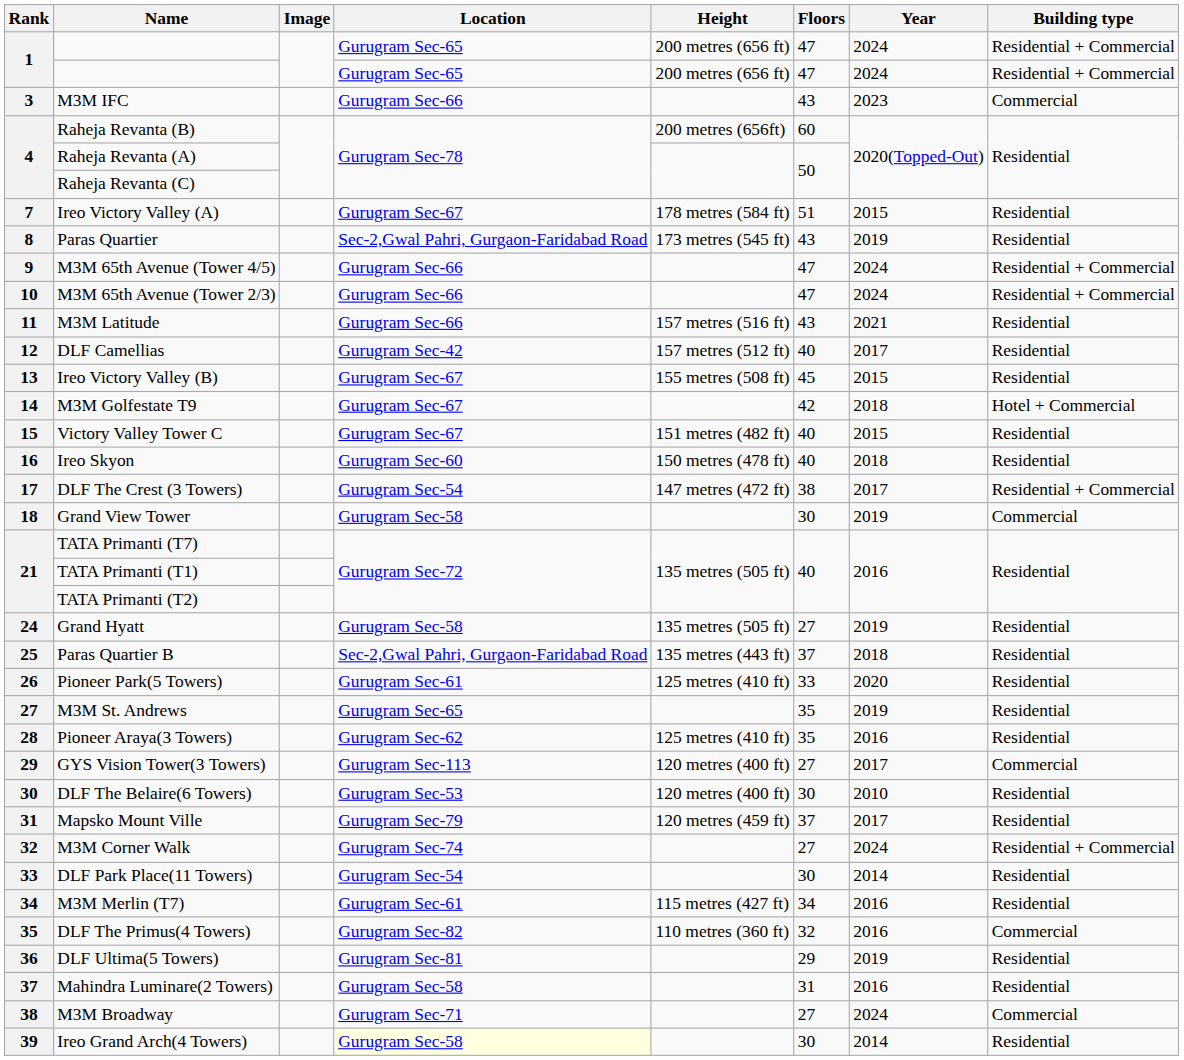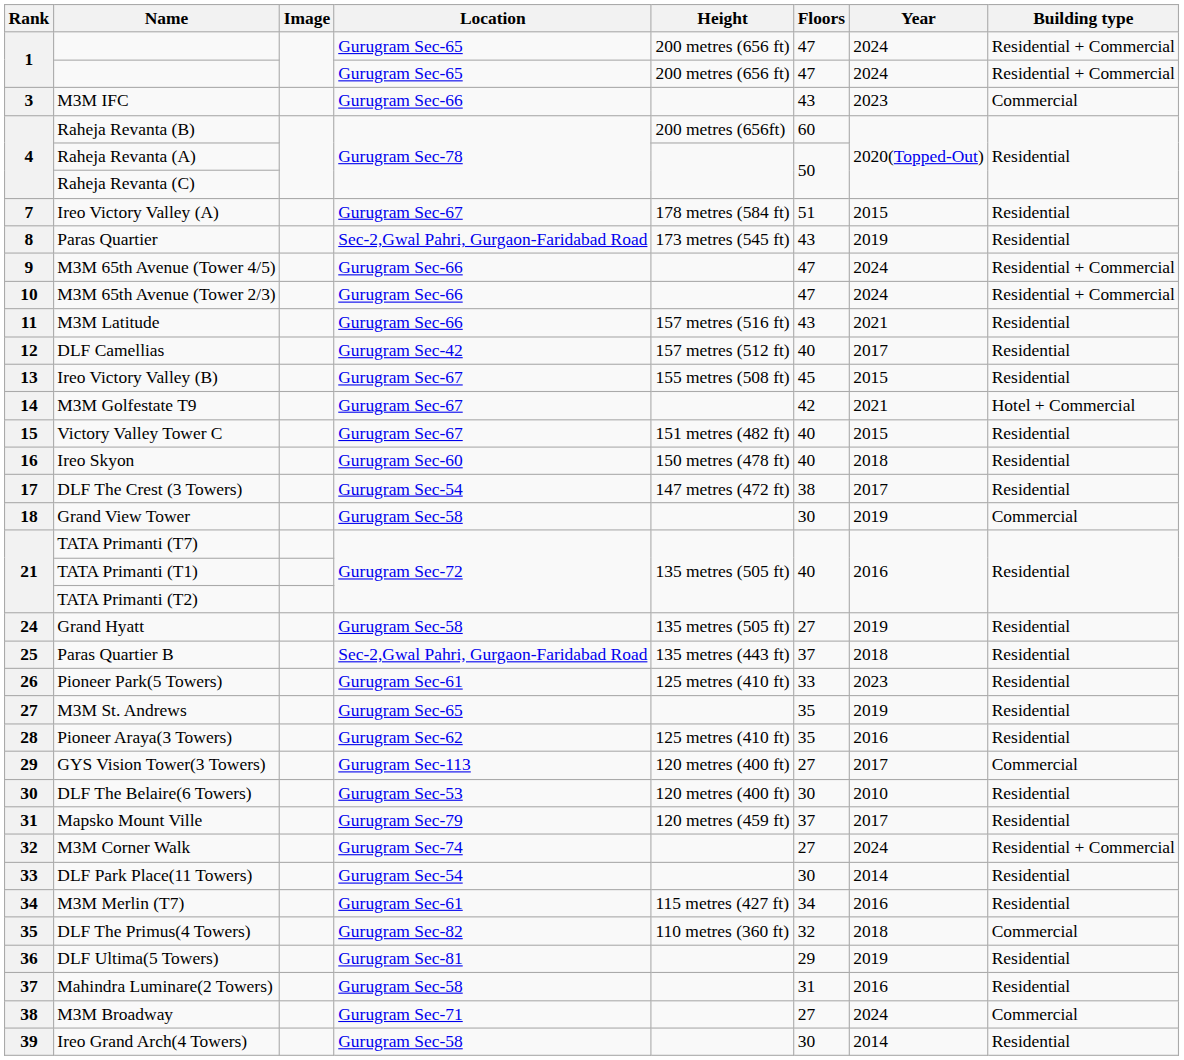(871, 405) 2018 -> (871, 405) 2021
(1083, 488) Residential + Commercial -> (1031, 488) Residential
(871, 682) 2020 -> (871, 682) 2023
(871, 931) 2016 -> (871, 931) 2018
(400, 1041) lightyellow background -> (400, 1041) no background
